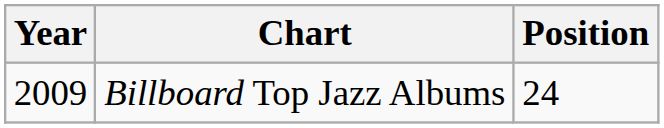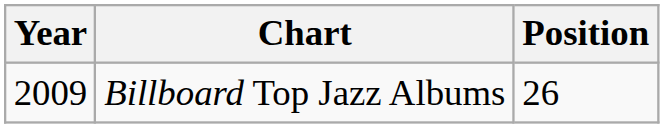(541, 92) 24 -> (541, 92) 26
